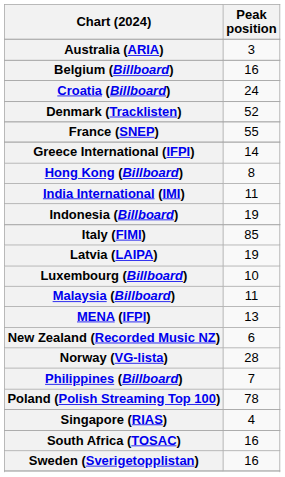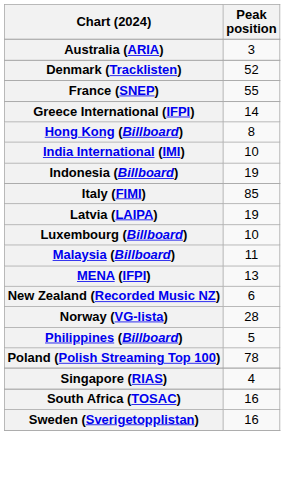- row: (114, 70)
- row: (114, 91)
(251, 193) 11 -> (251, 152) 10
(251, 378) 7 -> (251, 337) 5
